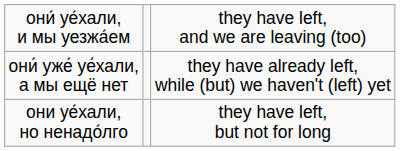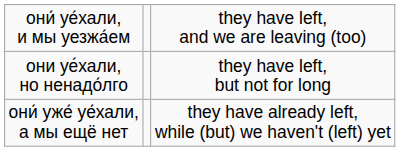rows swapped: (74, 75) <-> (74, 122)
